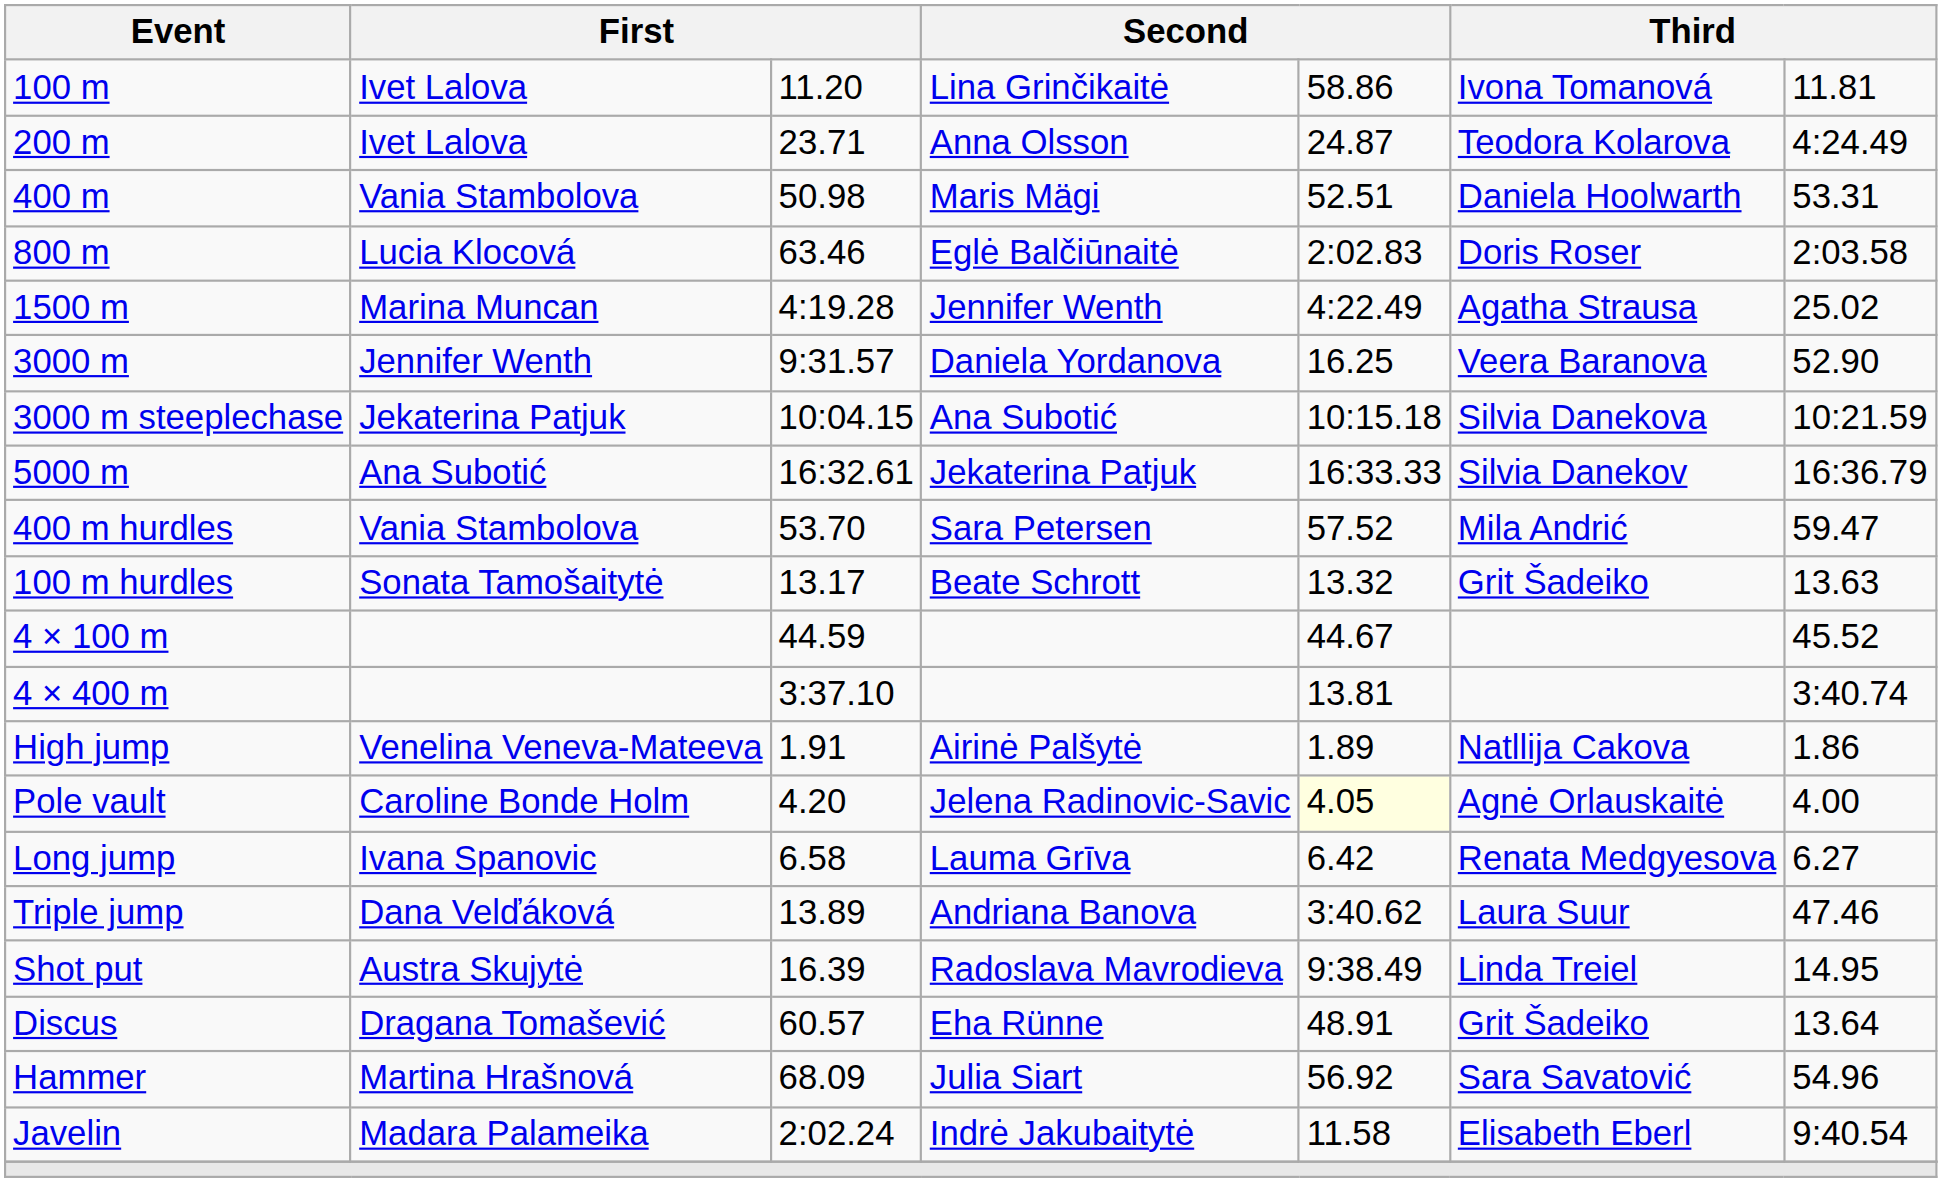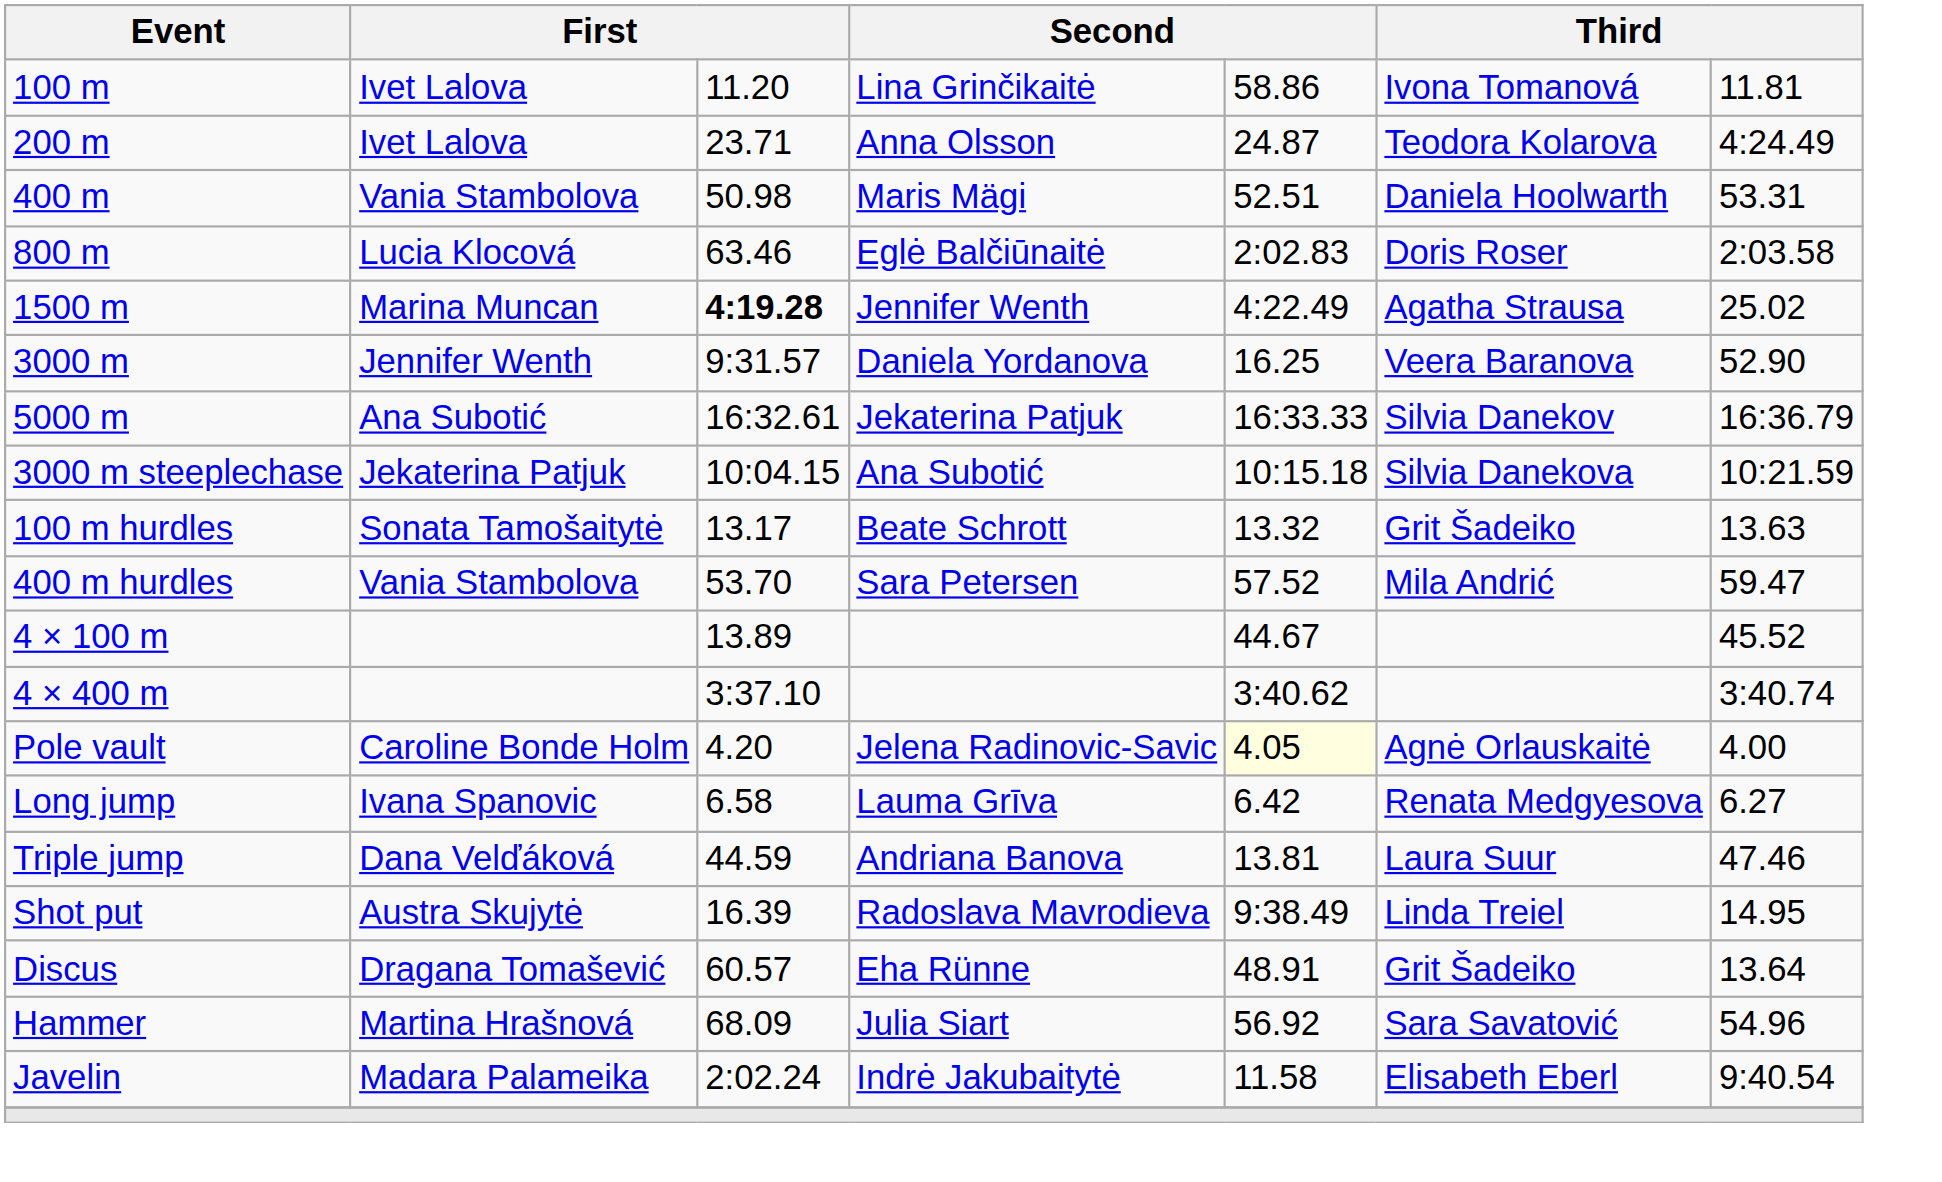(837, 307) normal -> (764, 307) bold
rows swapped: (71, 472) <-> (178, 417)
rows swapped: (123, 582) <-> (123, 527)
(822, 637) 44.59 -> (749, 637) 13.89
(1350, 692) 13.81 -> (1291, 692) 3:40.62
- row: (91, 747)
(822, 913) 13.89 -> (749, 857) 44.59
(1365, 913) 3:40.62 -> (1277, 857) 13.81
